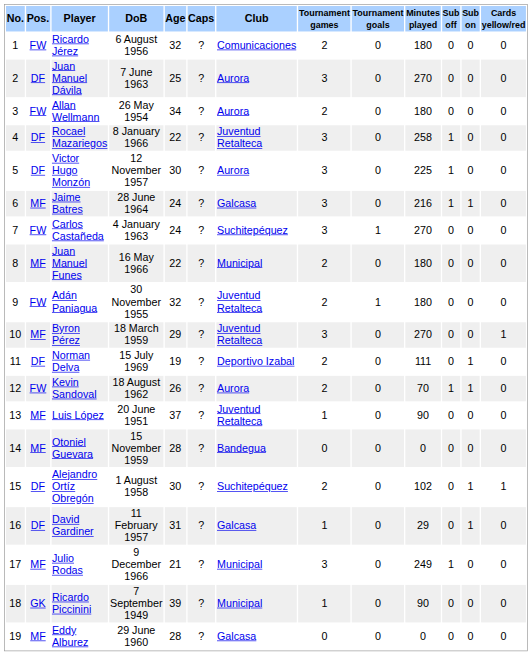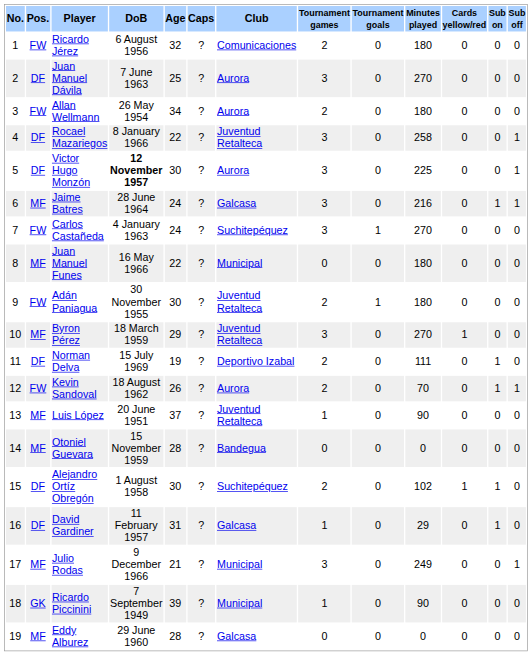columns swapped: (451, 19) <-> (504, 19)
(136, 170) normal -> (136, 170) bold
(324, 263) 2 -> (324, 263) 0
(175, 302) 32 -> (175, 302) 30
